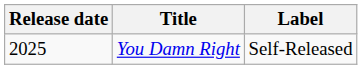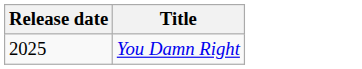- column: (301, 19)
